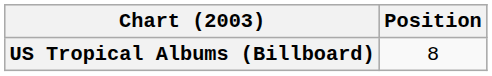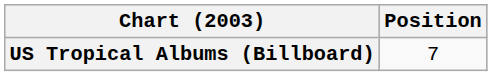(433, 54) 8 -> (433, 54) 7
